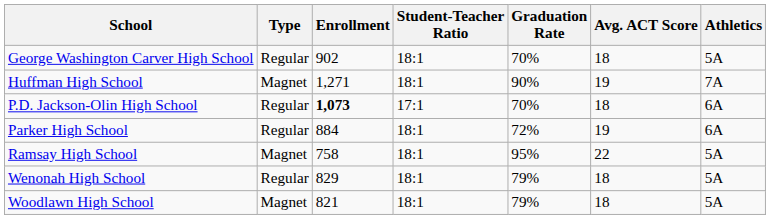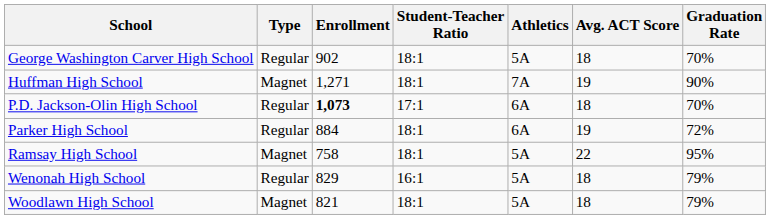columns swapped: (549, 25) <-> (733, 25)
(410, 178) 18:1 -> (410, 178) 16:1
